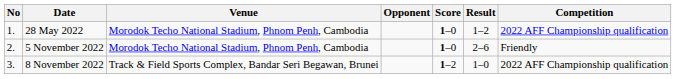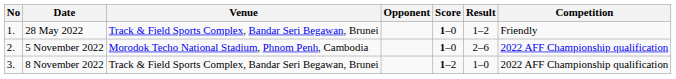(239, 30) Morodok Techo National Stadium, Phnom Penh, Cambodia -> (244, 30) Track & Field Sports Complex, Bandar Seri Begawan, Brunei
(584, 30) 2022 AFF Championship qualification -> (519, 30) Friendly
(519, 47) Friendly -> (584, 47) 2022 AFF Championship qualification
